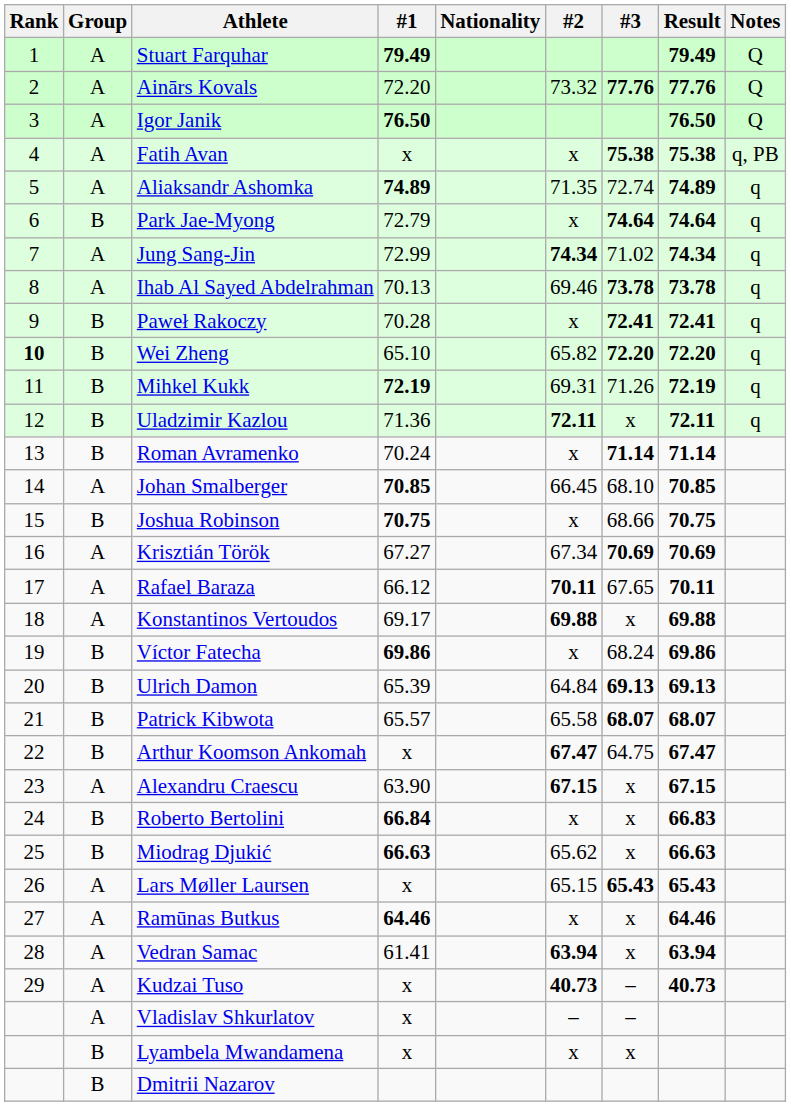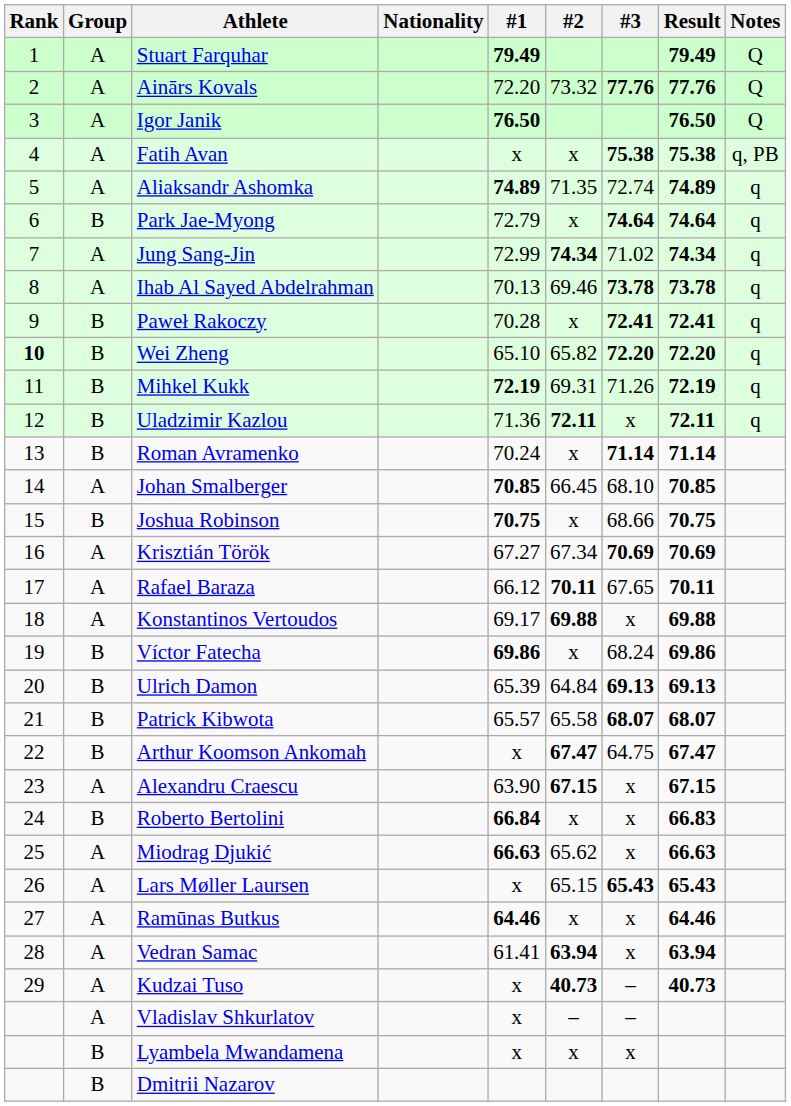columns swapped: (490, 21) <-> (407, 21)
(98, 852) B -> (98, 852) A
